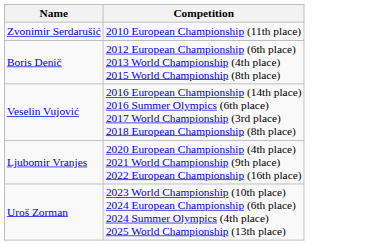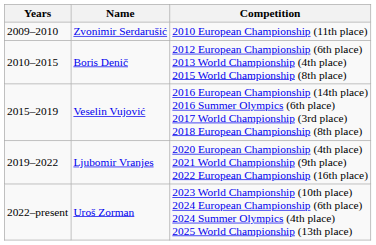+ column: (38, 13)
